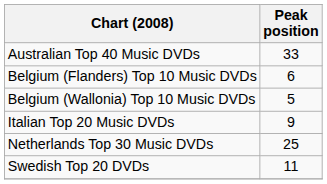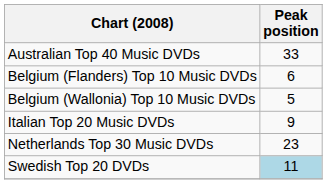(291, 144) 25 -> (291, 144) 23
(291, 167) no background -> (291, 167) lightblue background
